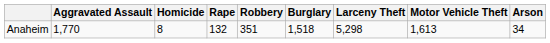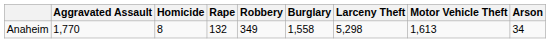(249, 29) 351 -> (249, 29) 349
(301, 29) 1,518 -> (301, 29) 1,558
